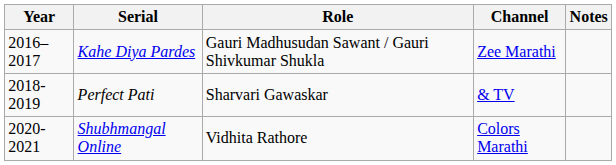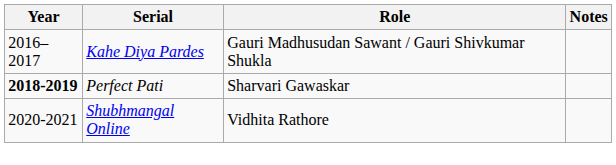- column: (520, 17)
(27, 94) normal -> (43, 85) bold
